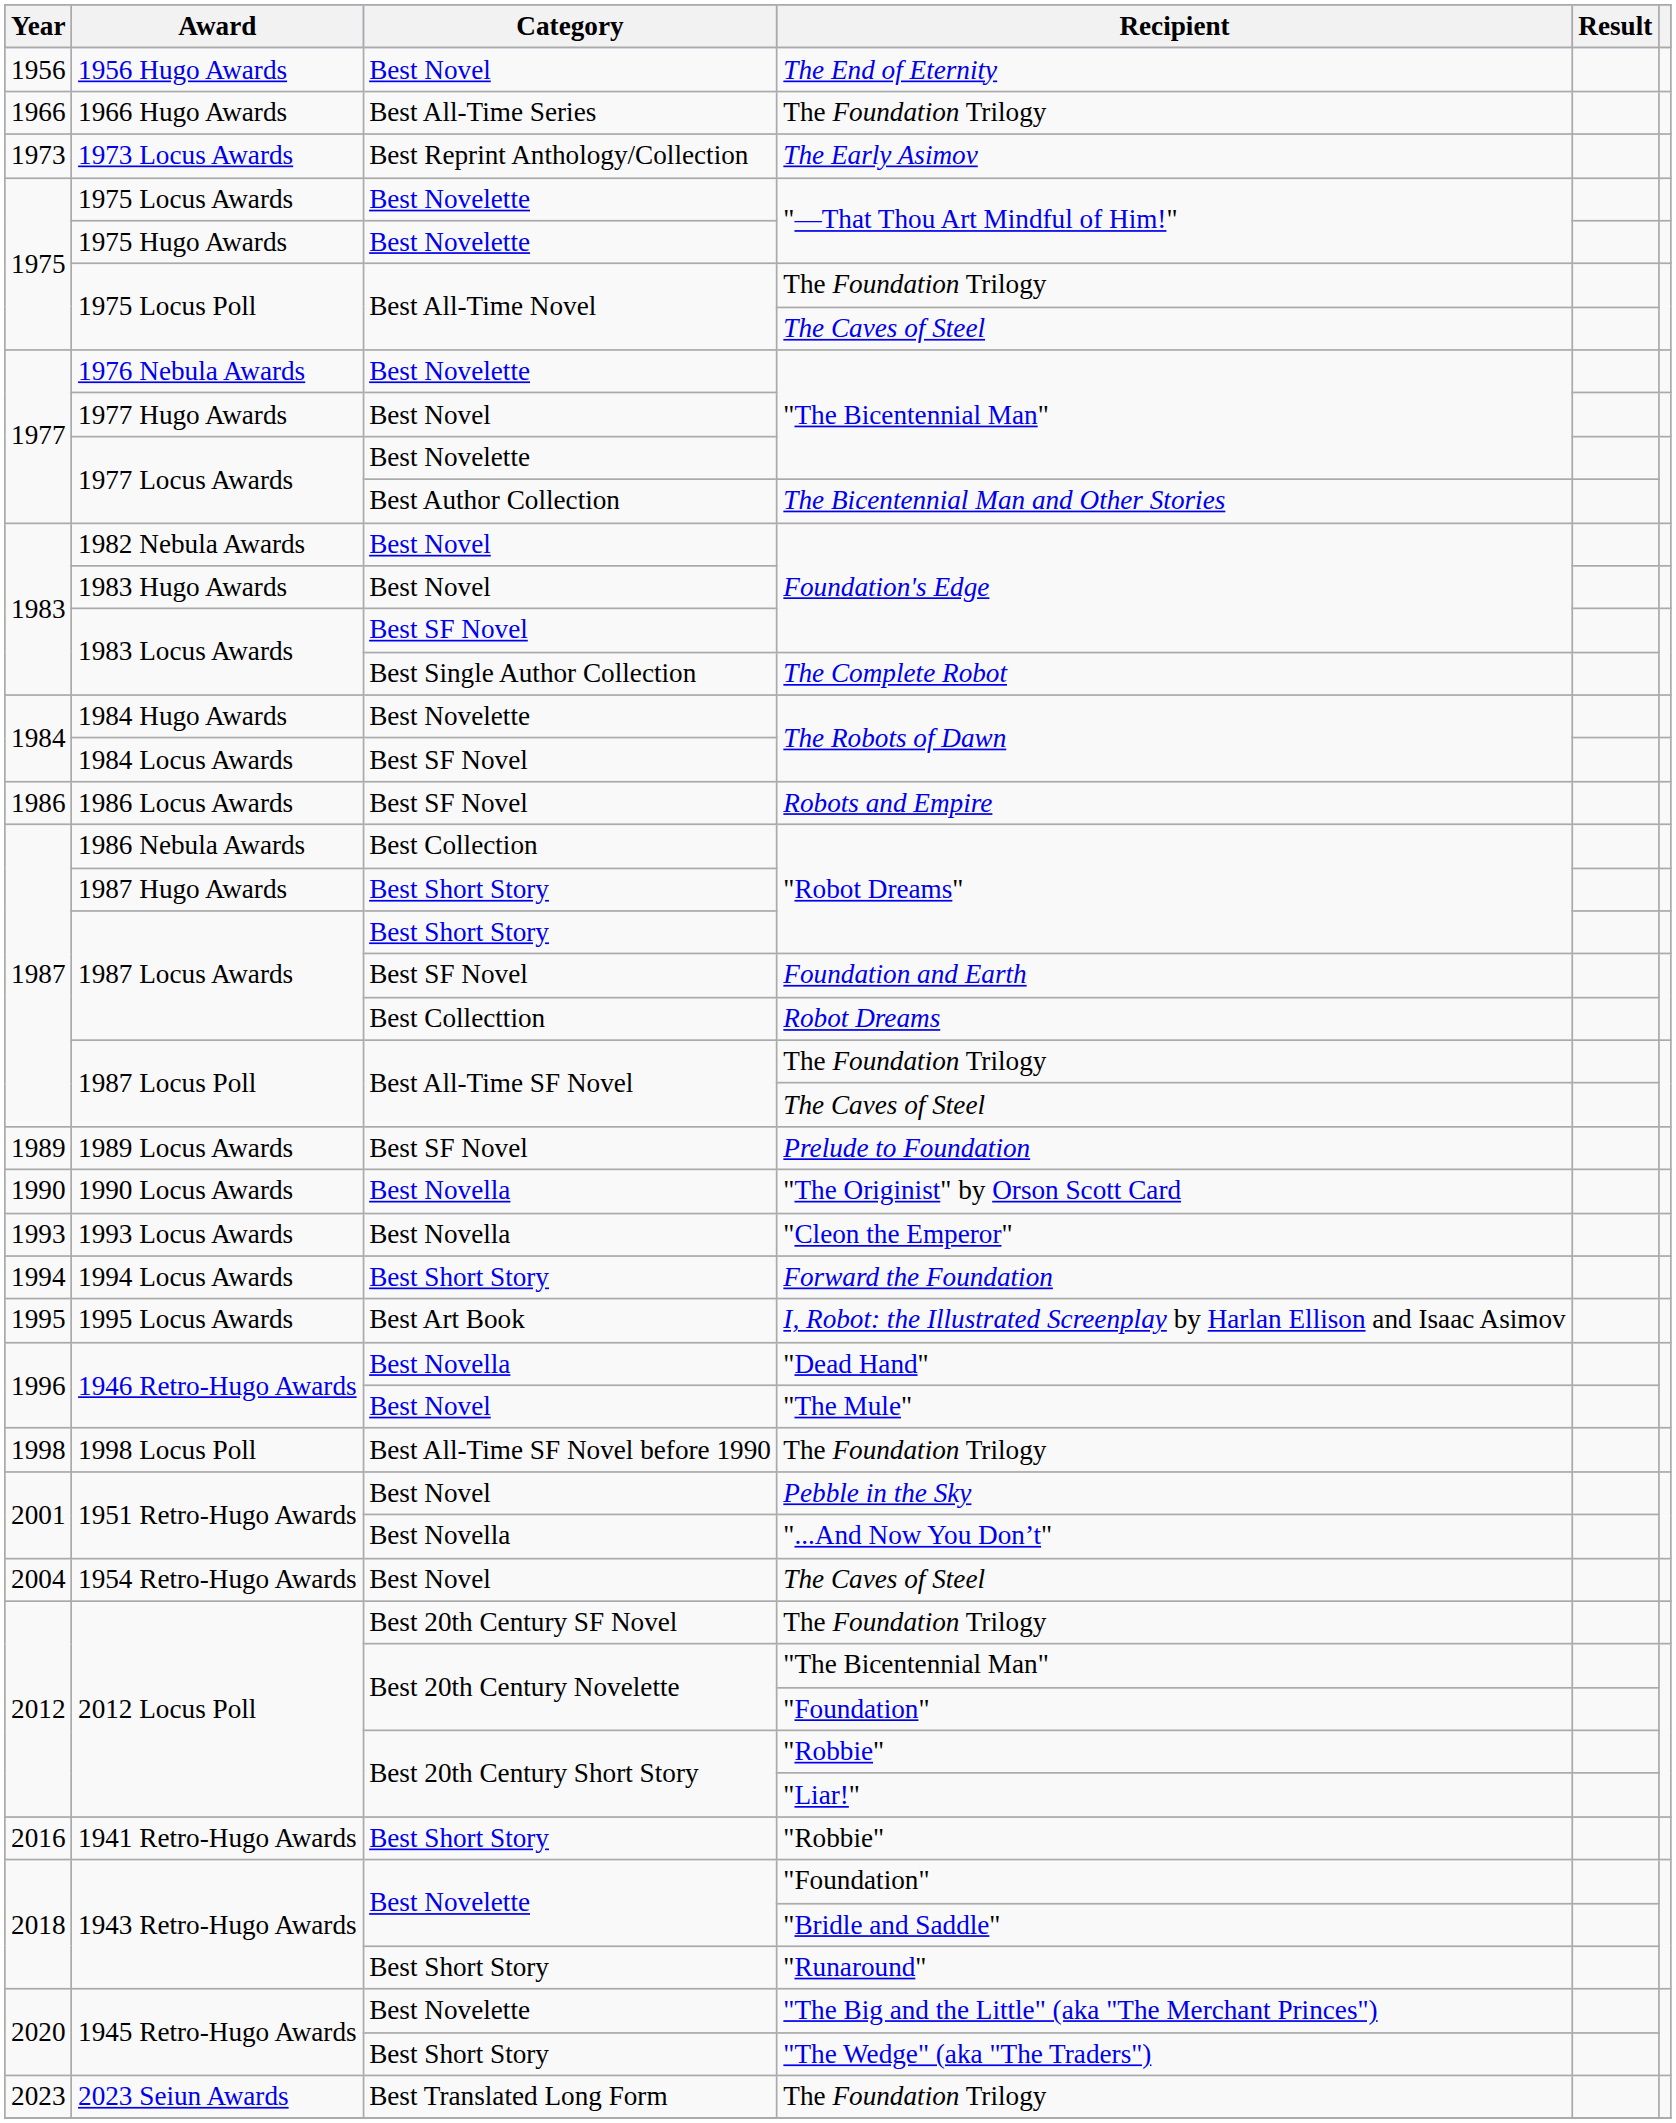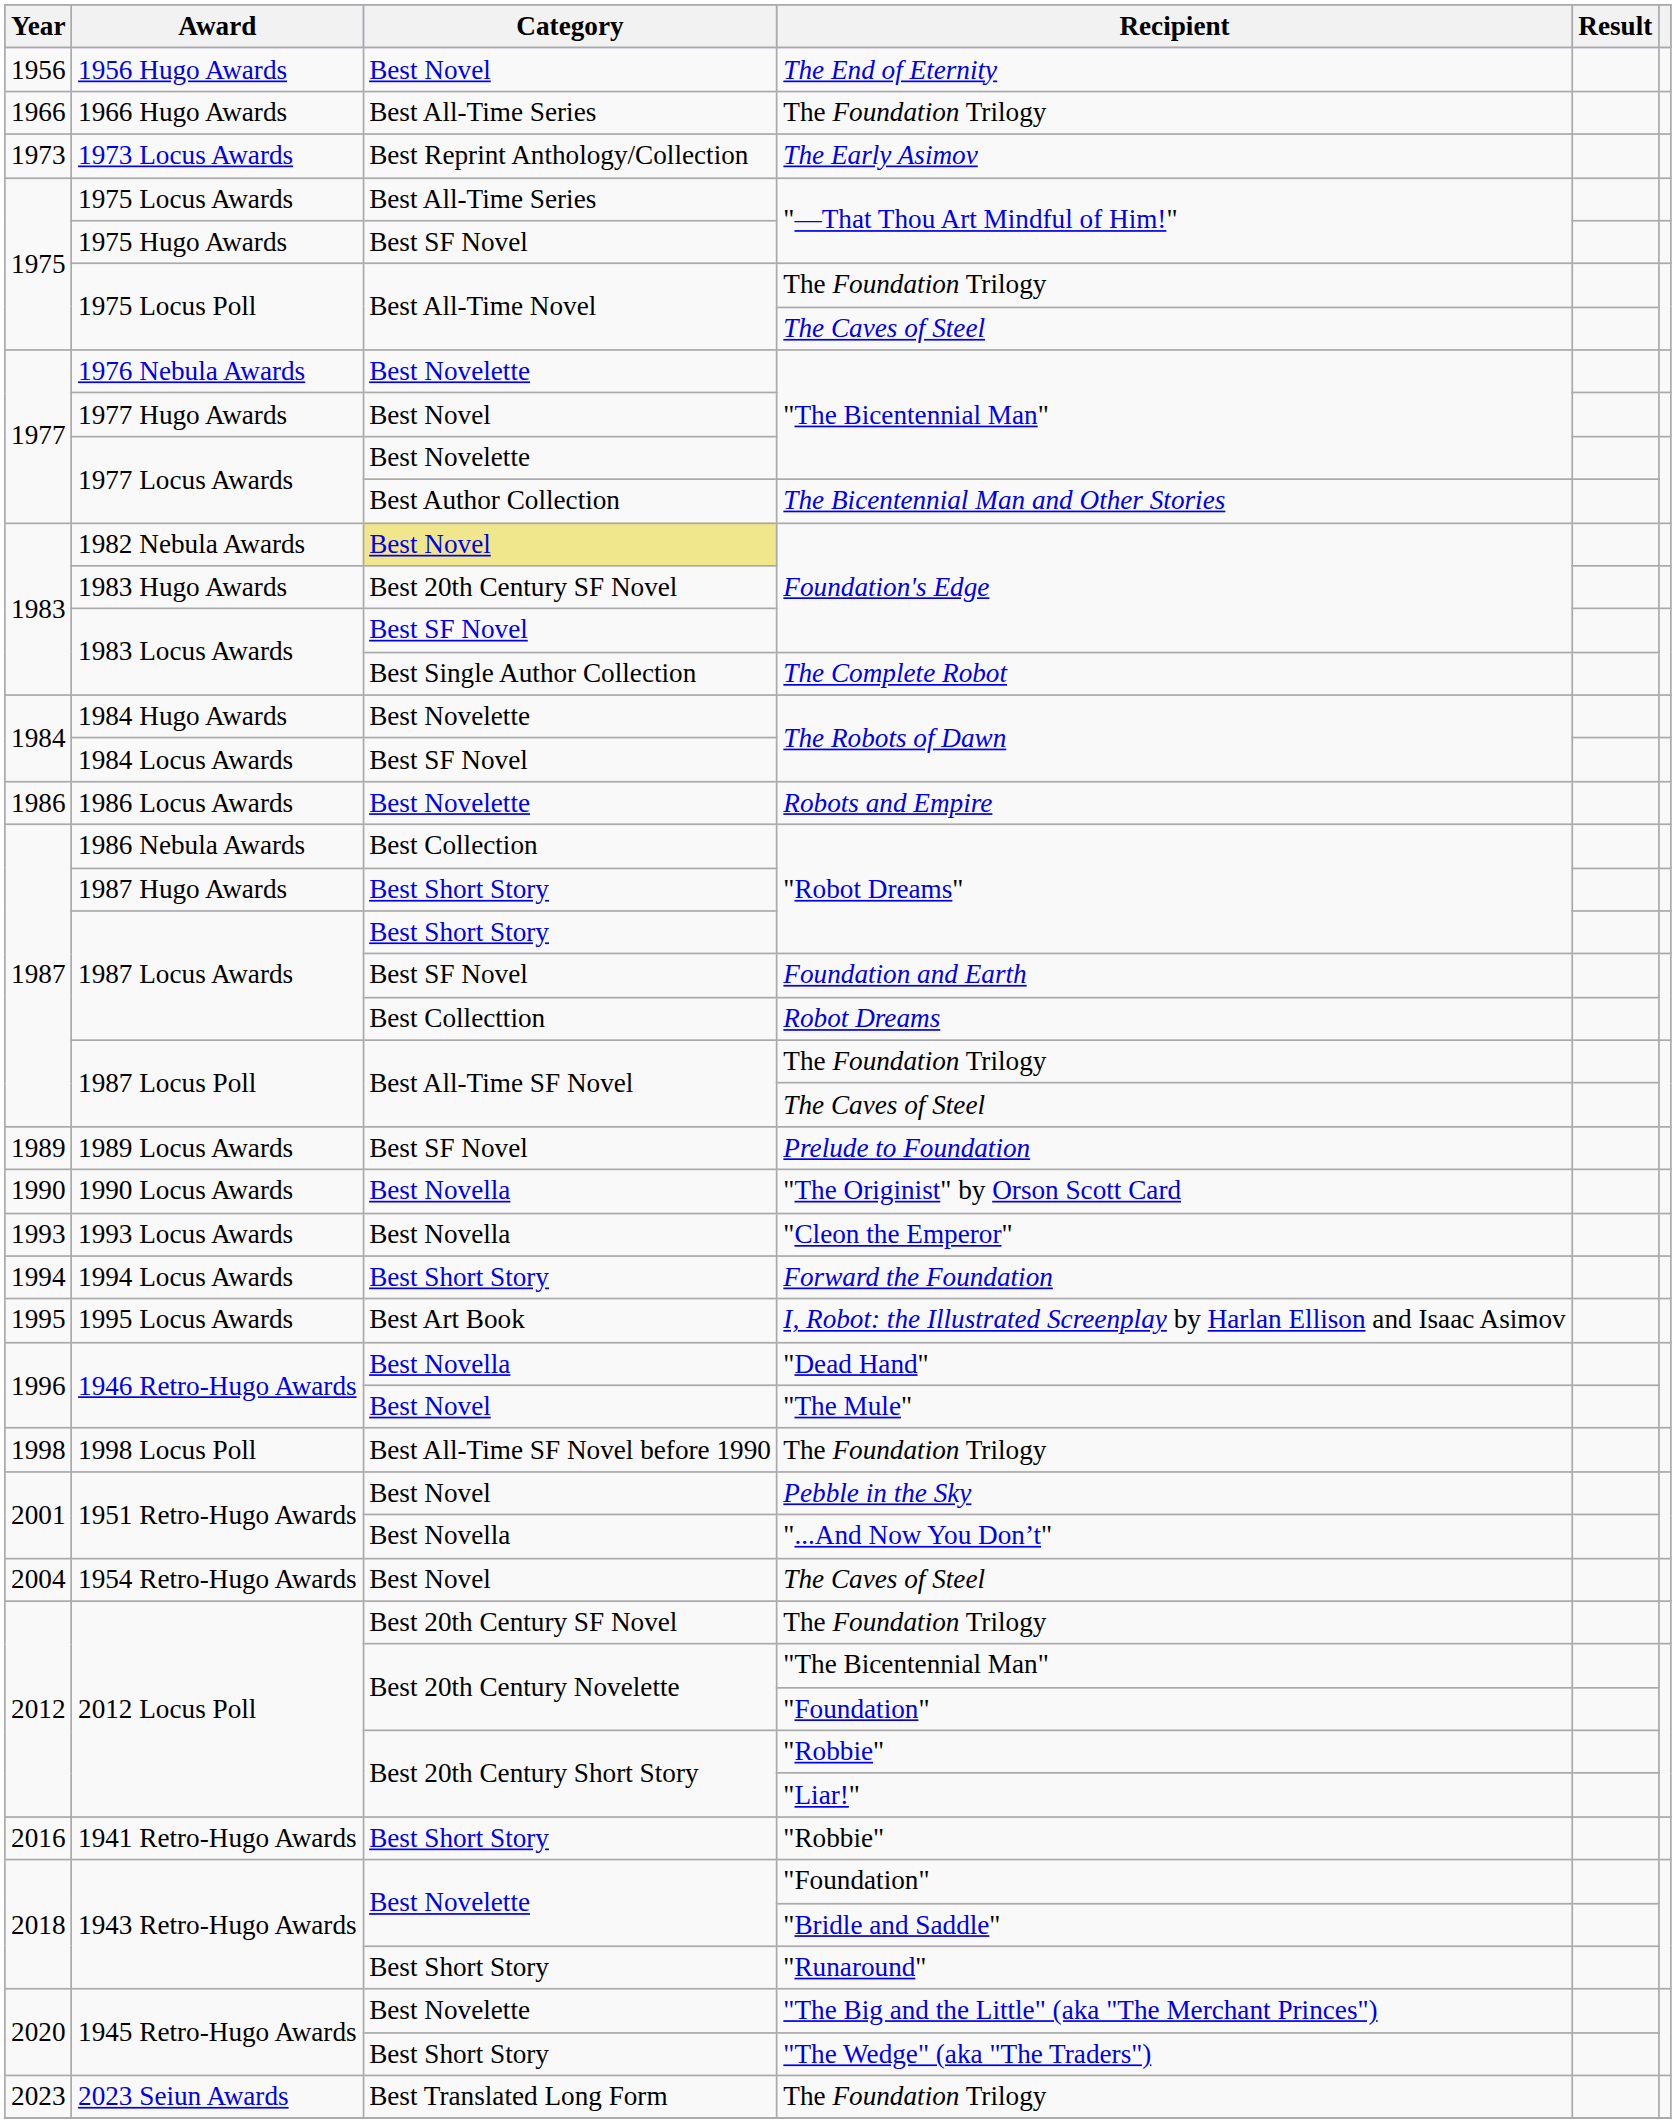(450, 198) Best Novelette -> (483, 198) Best All-Time Series
(450, 241) Best Novelette -> (448, 241) Best SF Novel
(430, 543) no background -> (430, 543) khaki background
(430, 586) Best Novel -> (523, 586) Best 20th Century SF Novel
(448, 802) Best SF Novel -> (450, 802) Best Novelette
